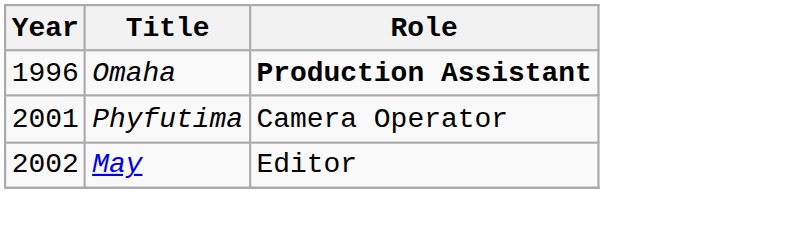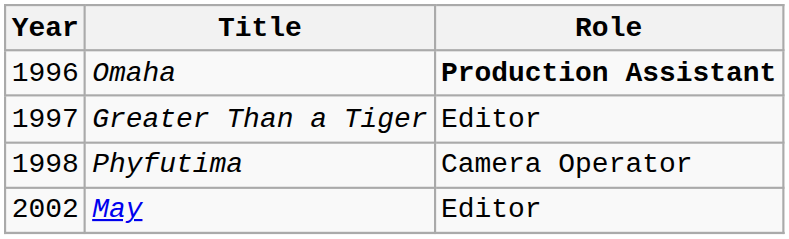+ row: (260, 119)
(45, 119) 2001 -> (45, 165) 1998
